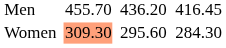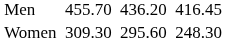(88, 33) lightsalmon background -> (88, 33) no background
(199, 33) 284.30 -> (199, 33) 248.30
